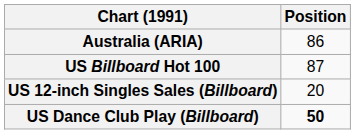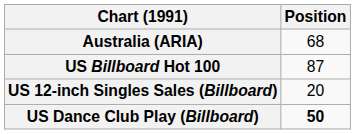(316, 41) 86 -> (316, 41) 68
